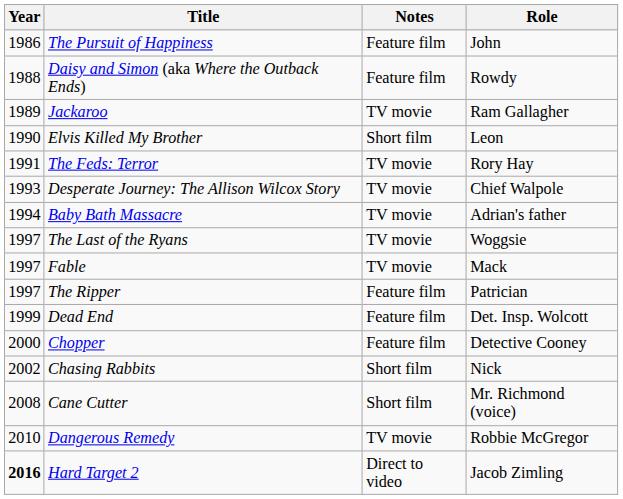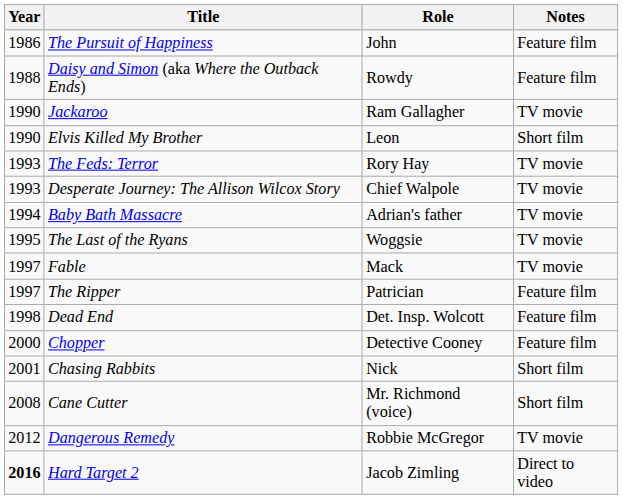columns swapped: (542, 17) <-> (414, 17)
(24, 112) 1989 -> (24, 112) 1990
(24, 163) 1991 -> (24, 163) 1993
(24, 240) 1997 -> (24, 240) 1995
(24, 317) 1999 -> (24, 317) 1998
(24, 368) 2002 -> (24, 368) 2001
(24, 438) 2010 -> (24, 438) 2012
